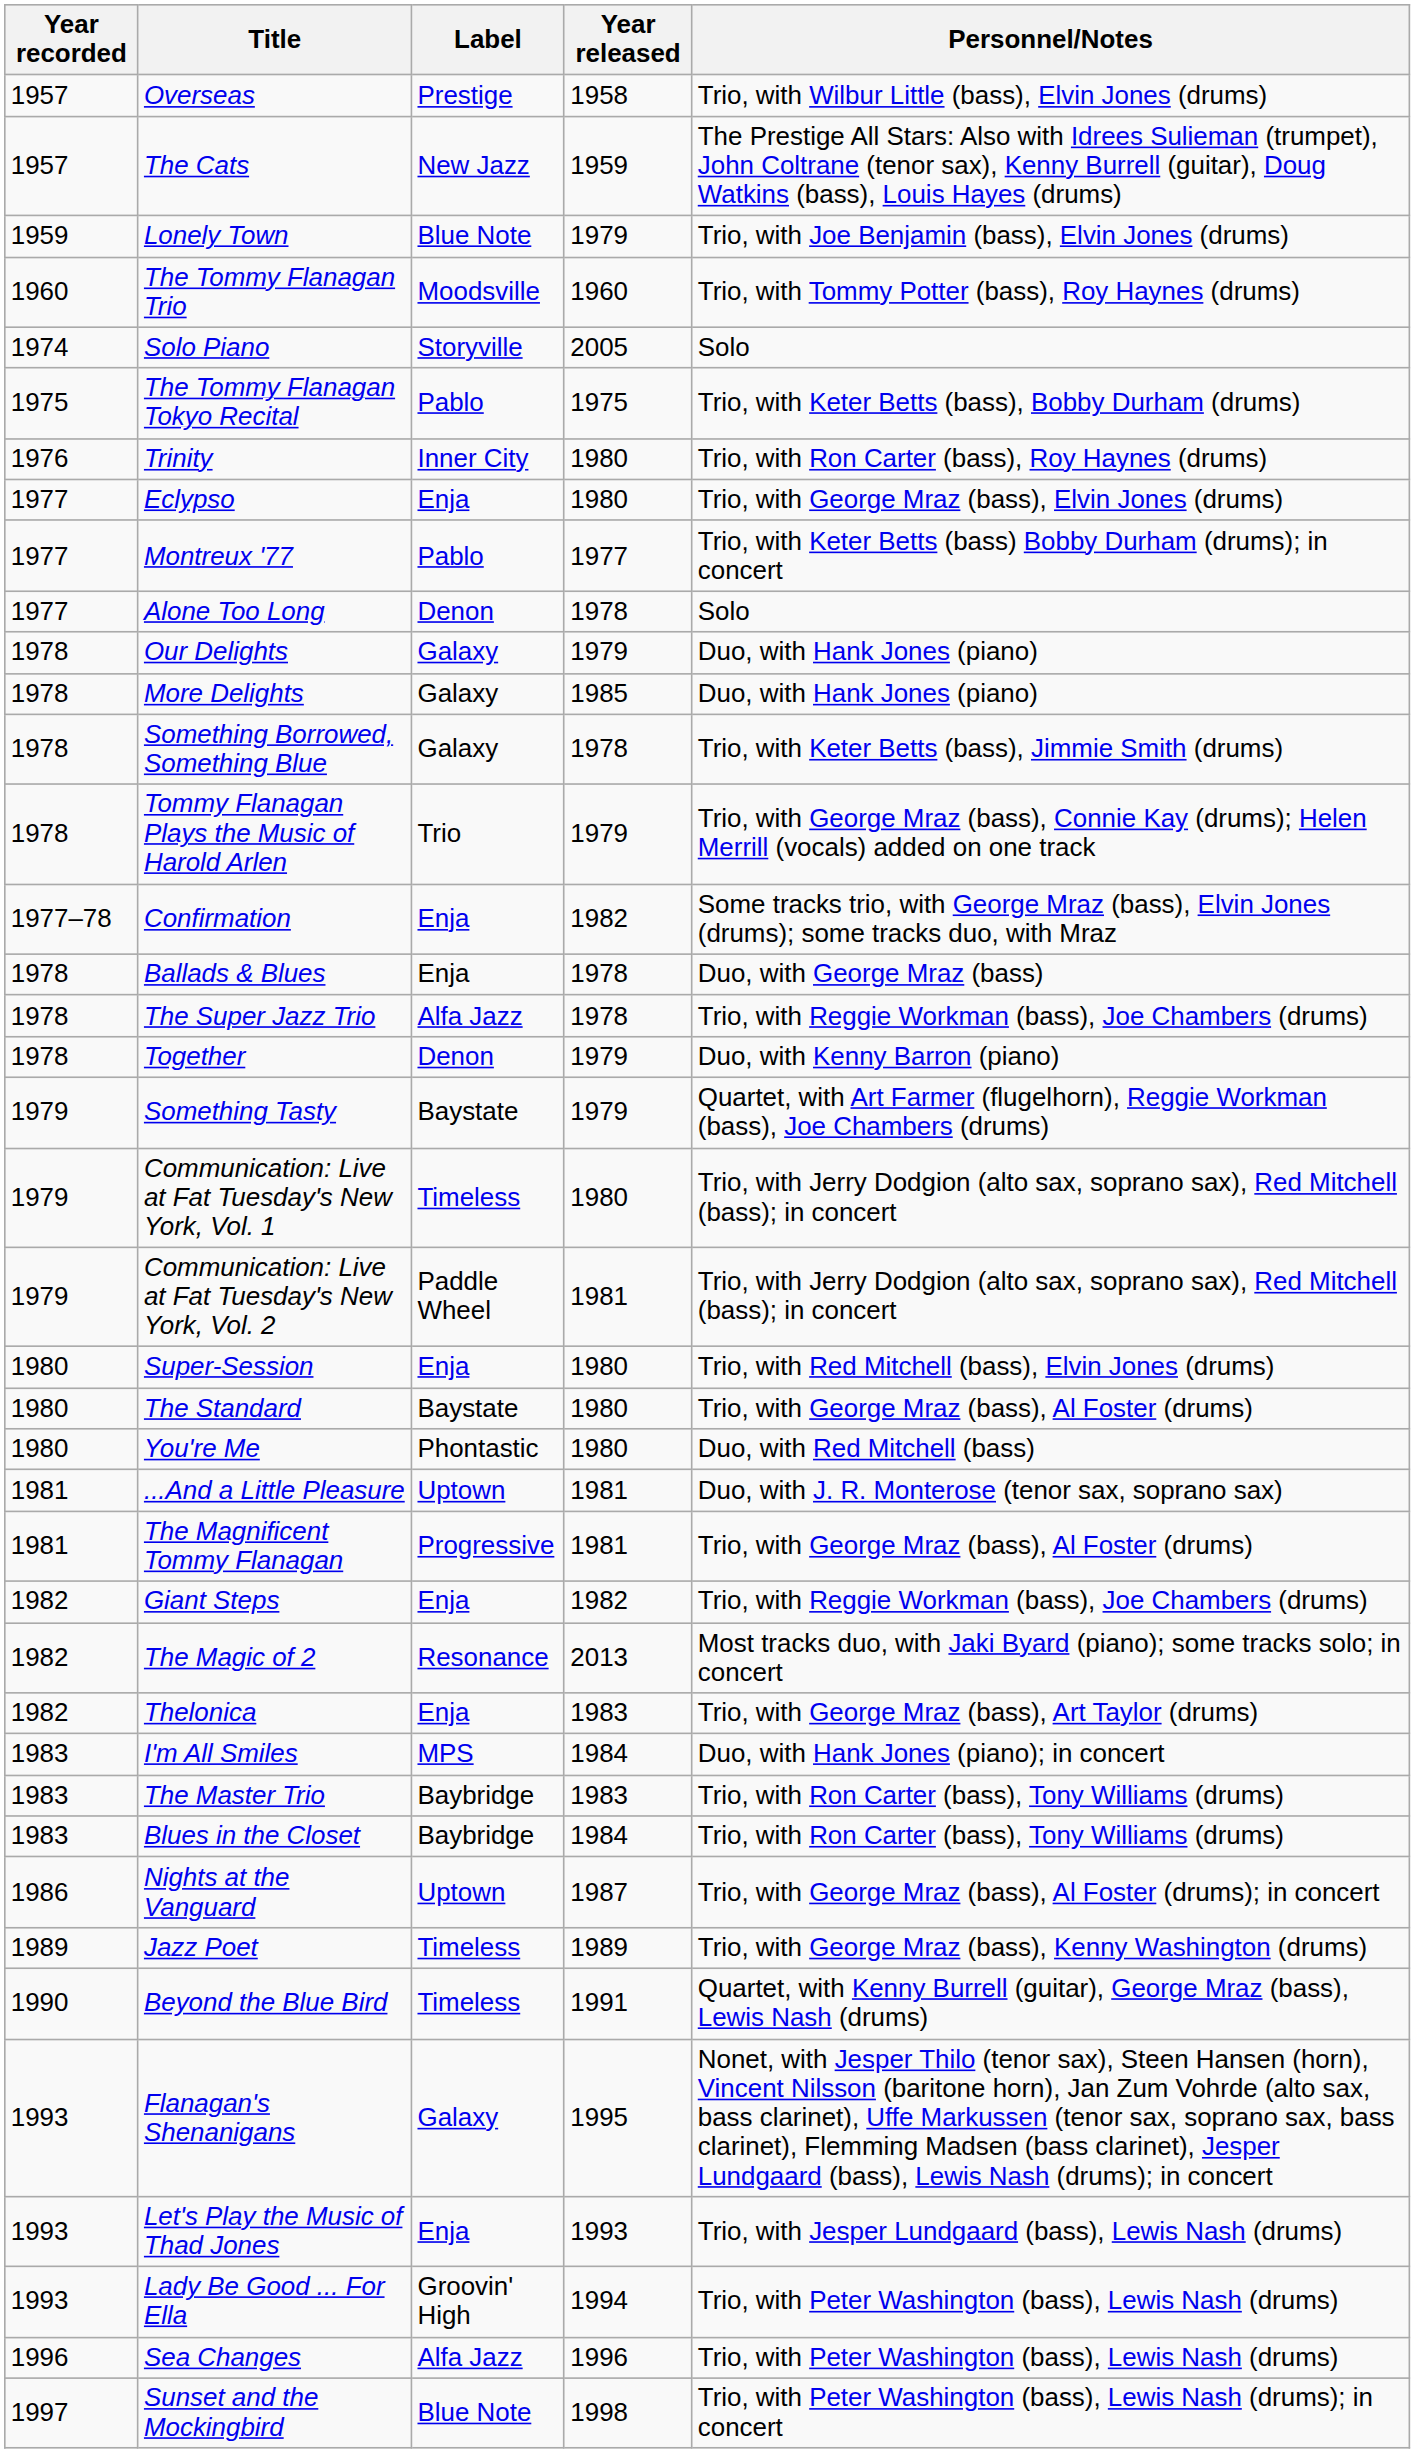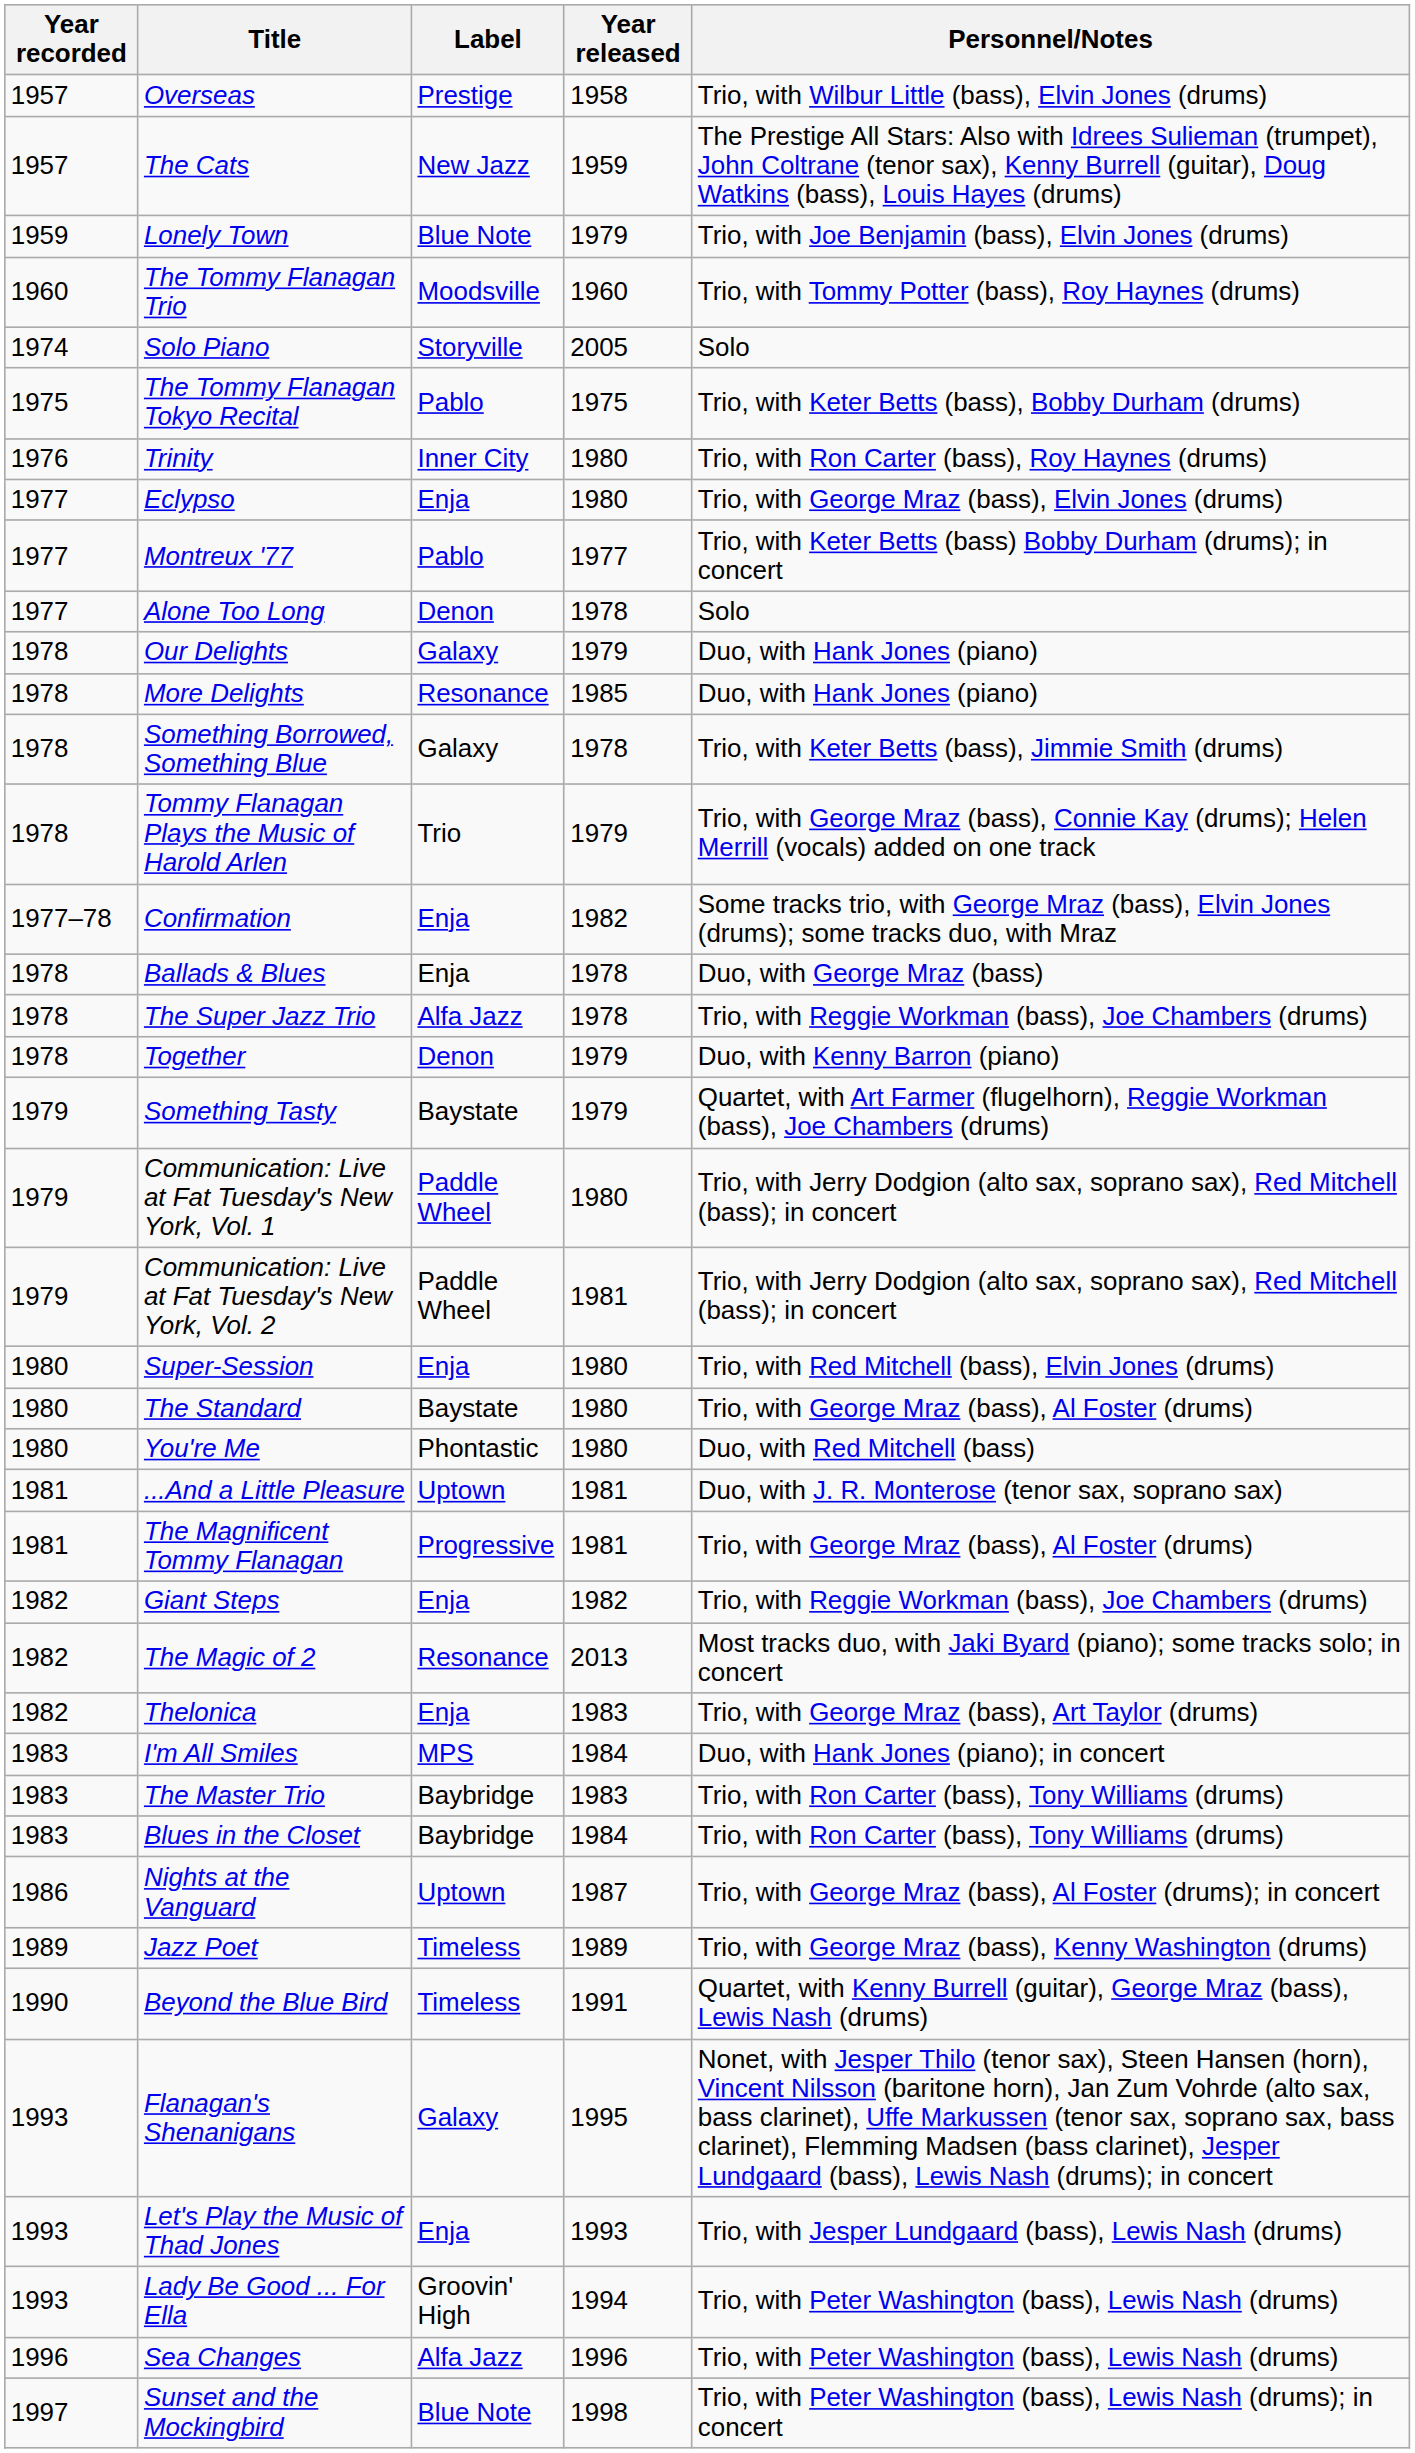(458, 693) Galaxy -> (483, 693) Resonance
(469, 1197) Timeless -> (458, 1197) Paddle Wheel
